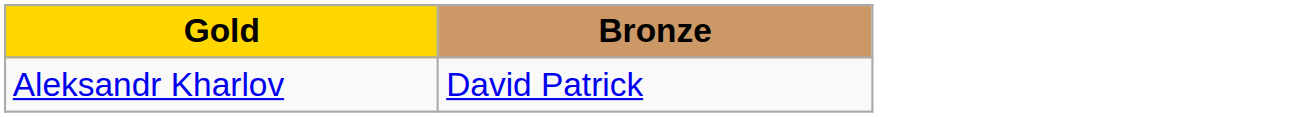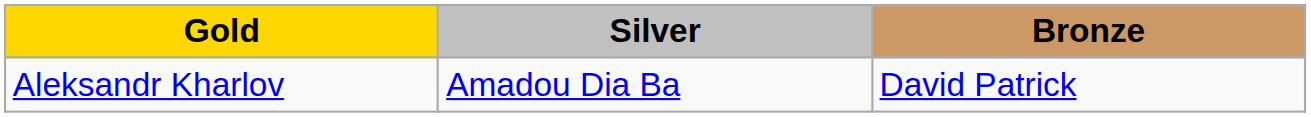+ column: (655, 31)
